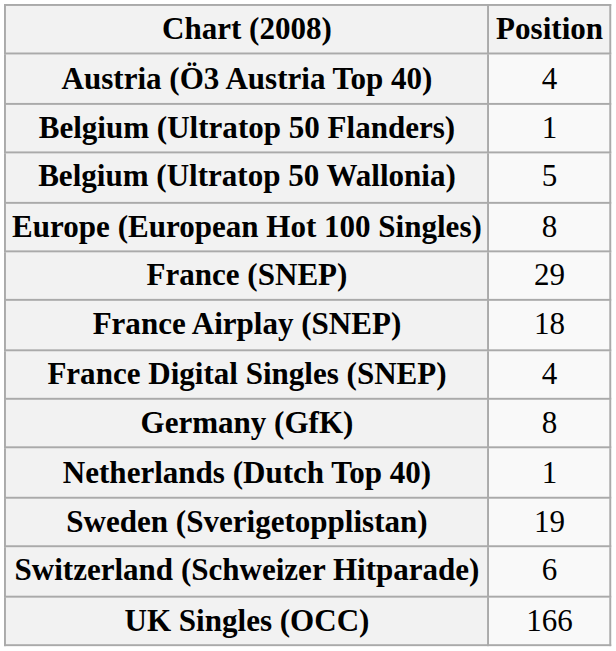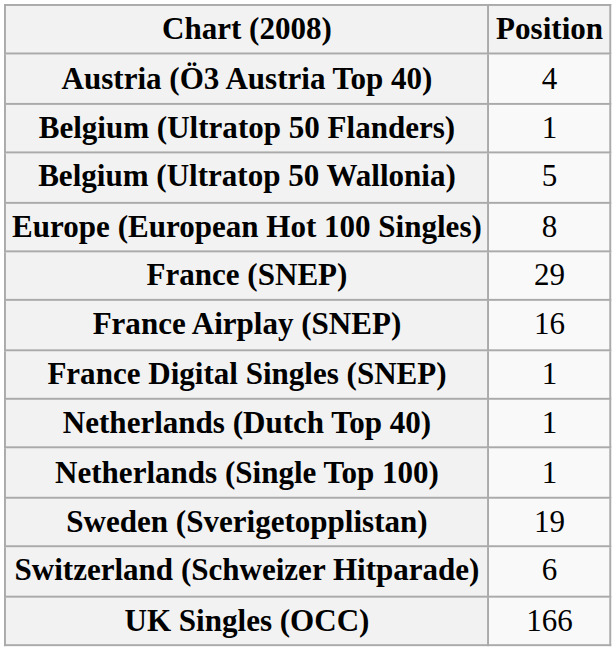(550, 324) 18 -> (550, 324) 16
(550, 373) 4 -> (550, 373) 1
- row: (247, 422)
+ row: (247, 472)
